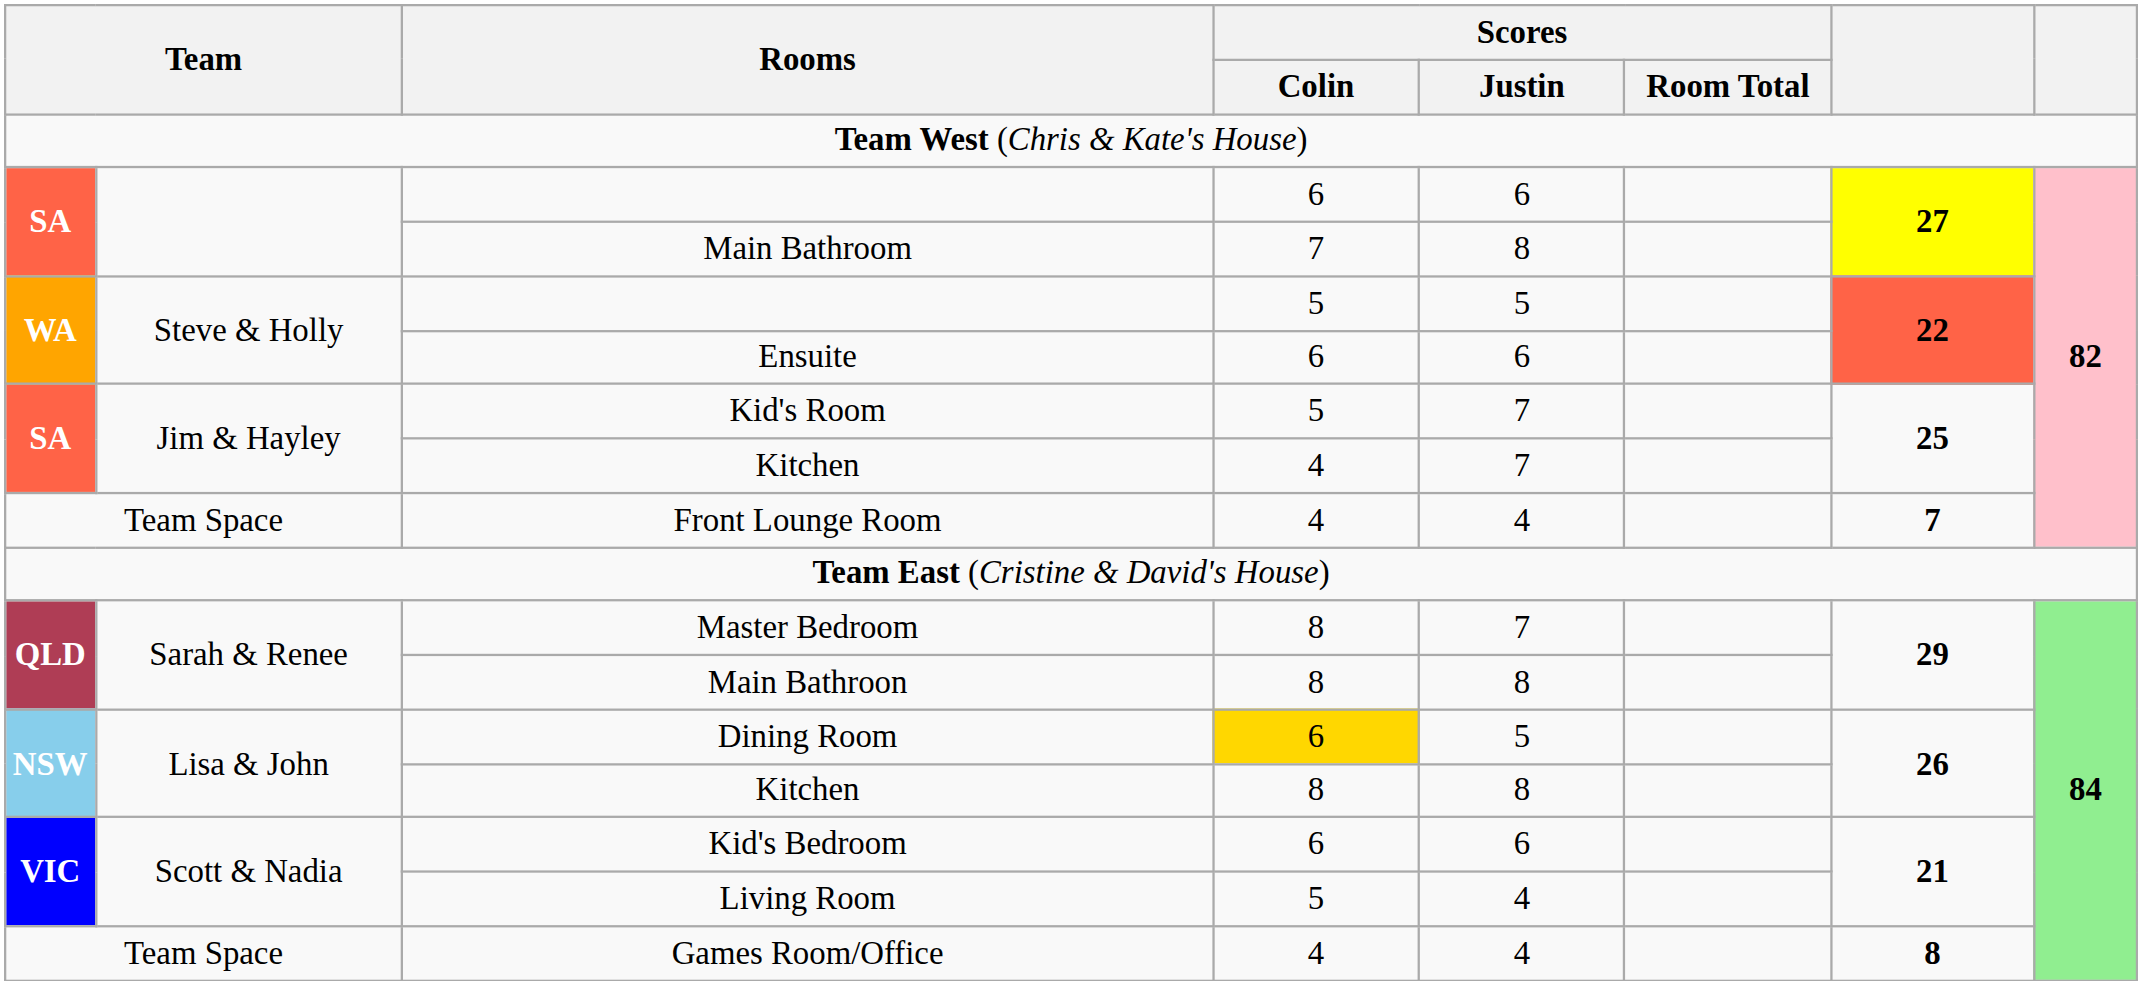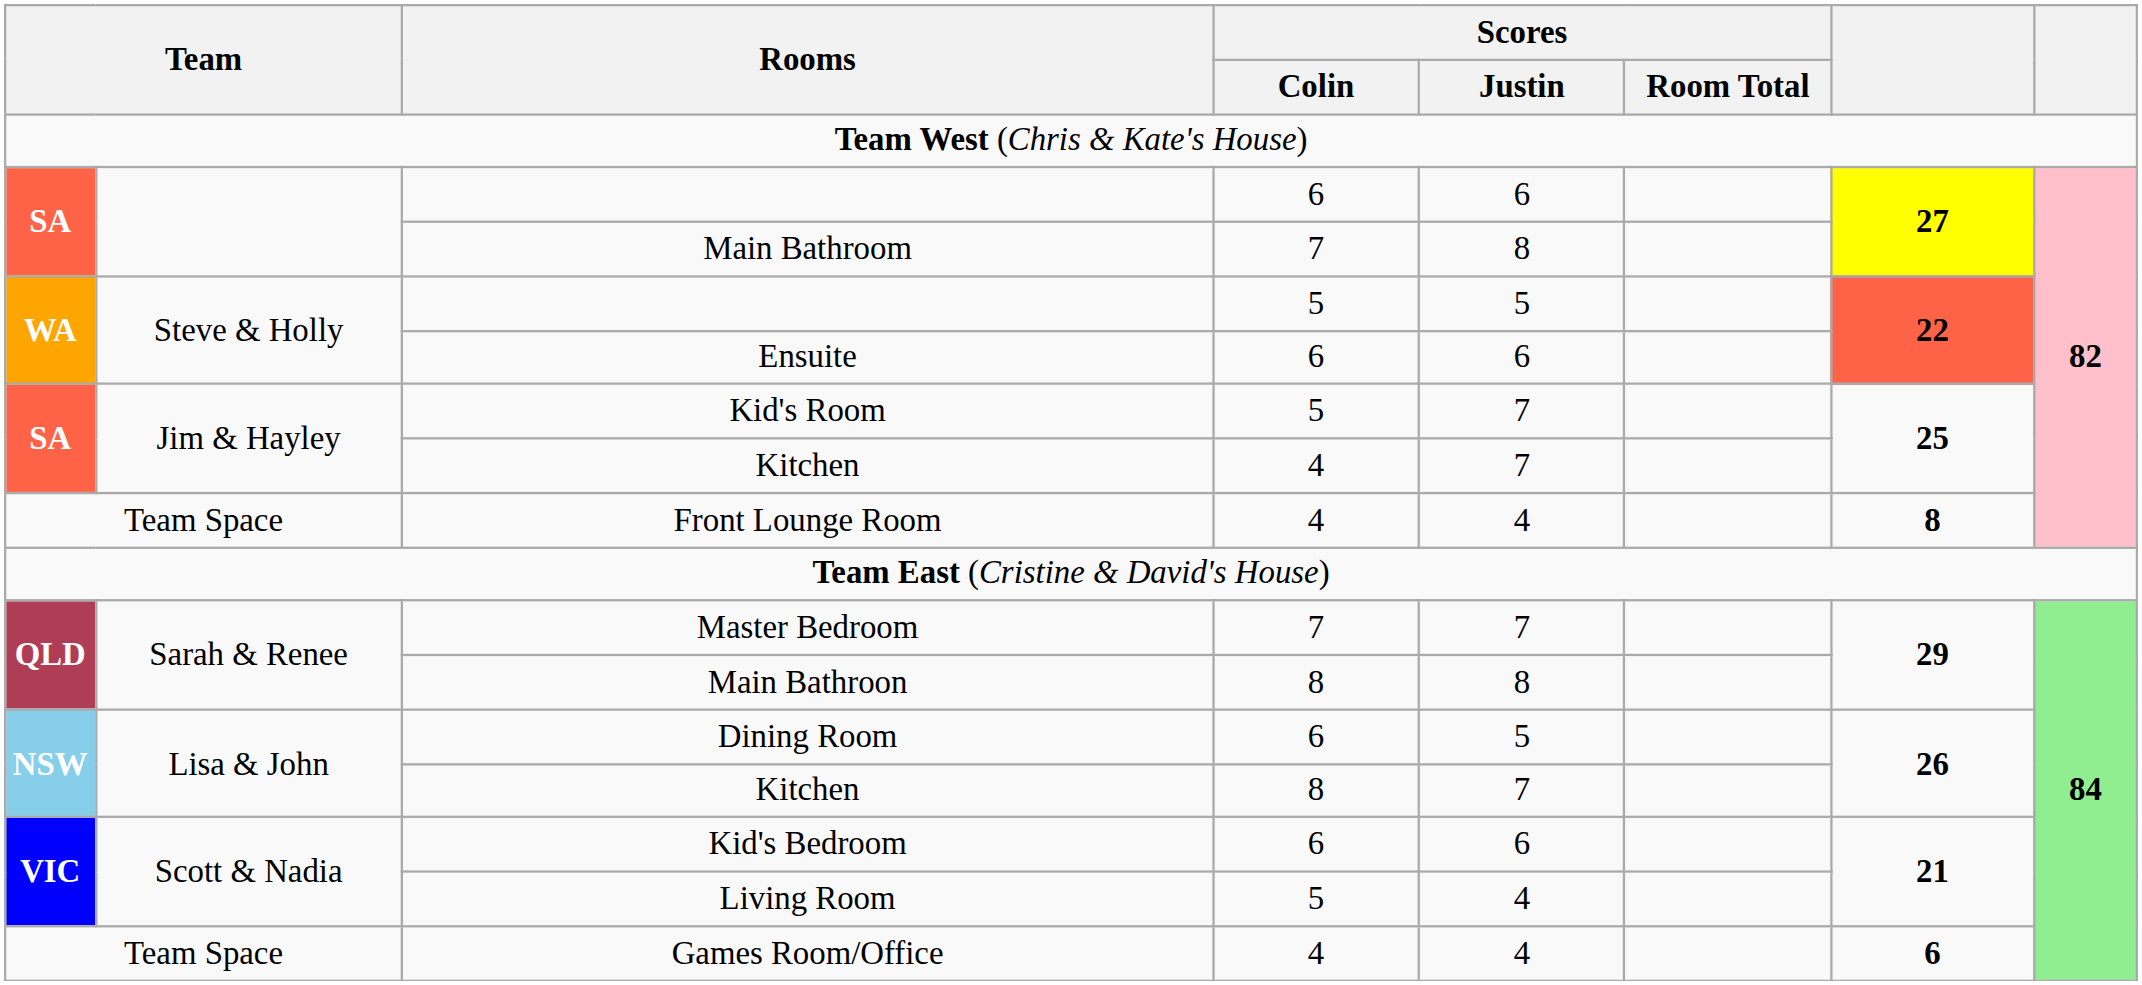(1932, 519) 7 -> (1932, 519) 8
(1316, 627) 8 -> (1316, 627) 7
(1316, 735) gold background -> (1316, 735) no background
(1522, 790) 8 -> (1522, 790) 7
(1932, 952) 8 -> (1932, 952) 6
